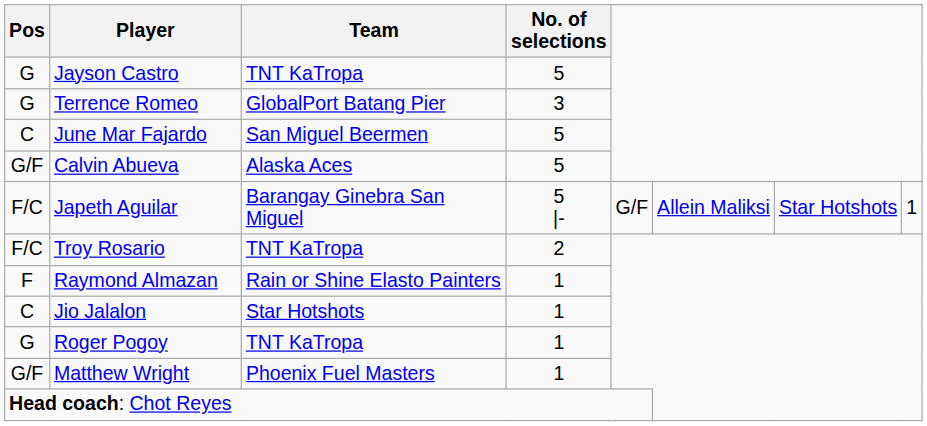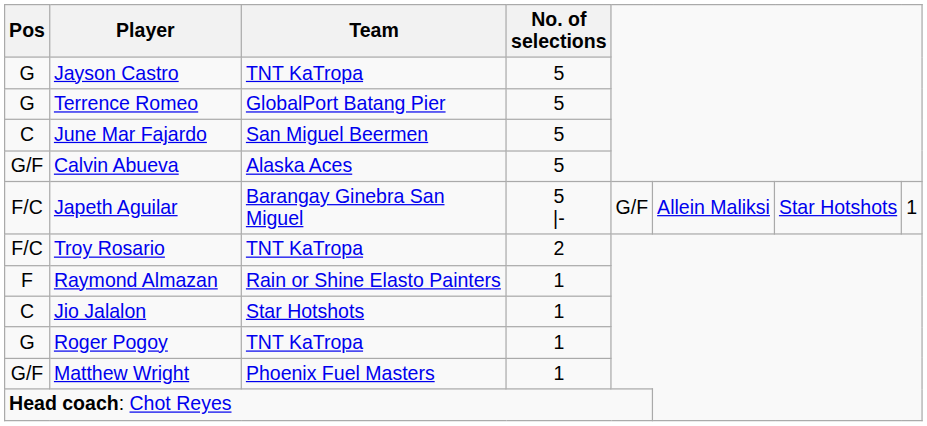(559, 103) 3 -> (559, 103) 5
